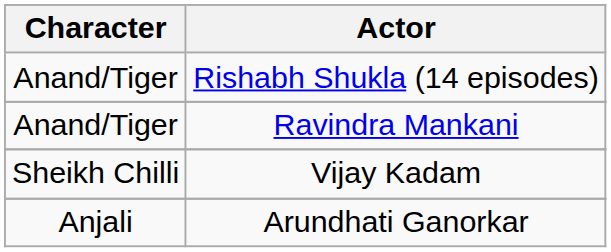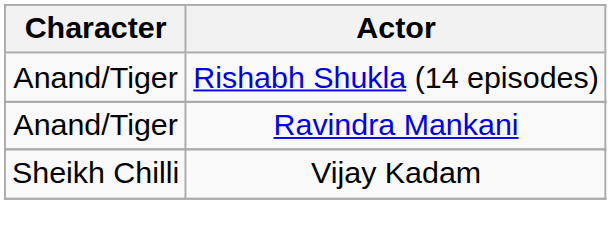- row: (396, 221)
